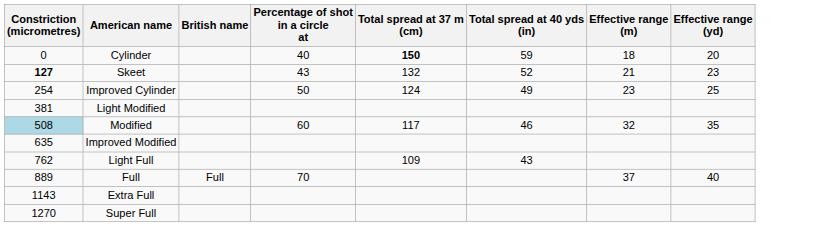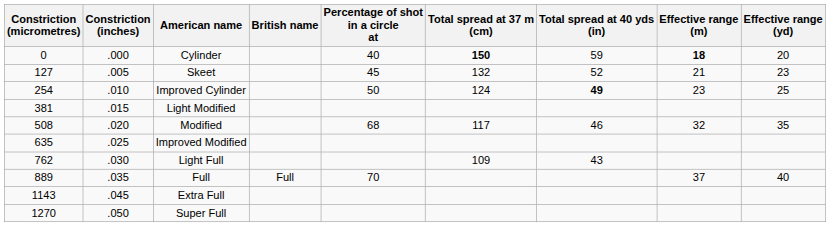+ column: (118, 25)
(629, 55) normal -> (699, 55) bold
(44, 73) bold -> (44, 73) normal
(303, 73) 43 -> (373, 73) 45
(527, 90) normal -> (597, 90) bold
(44, 125) lightblue background -> (44, 125) no background
(303, 125) 60 -> (373, 125) 68
